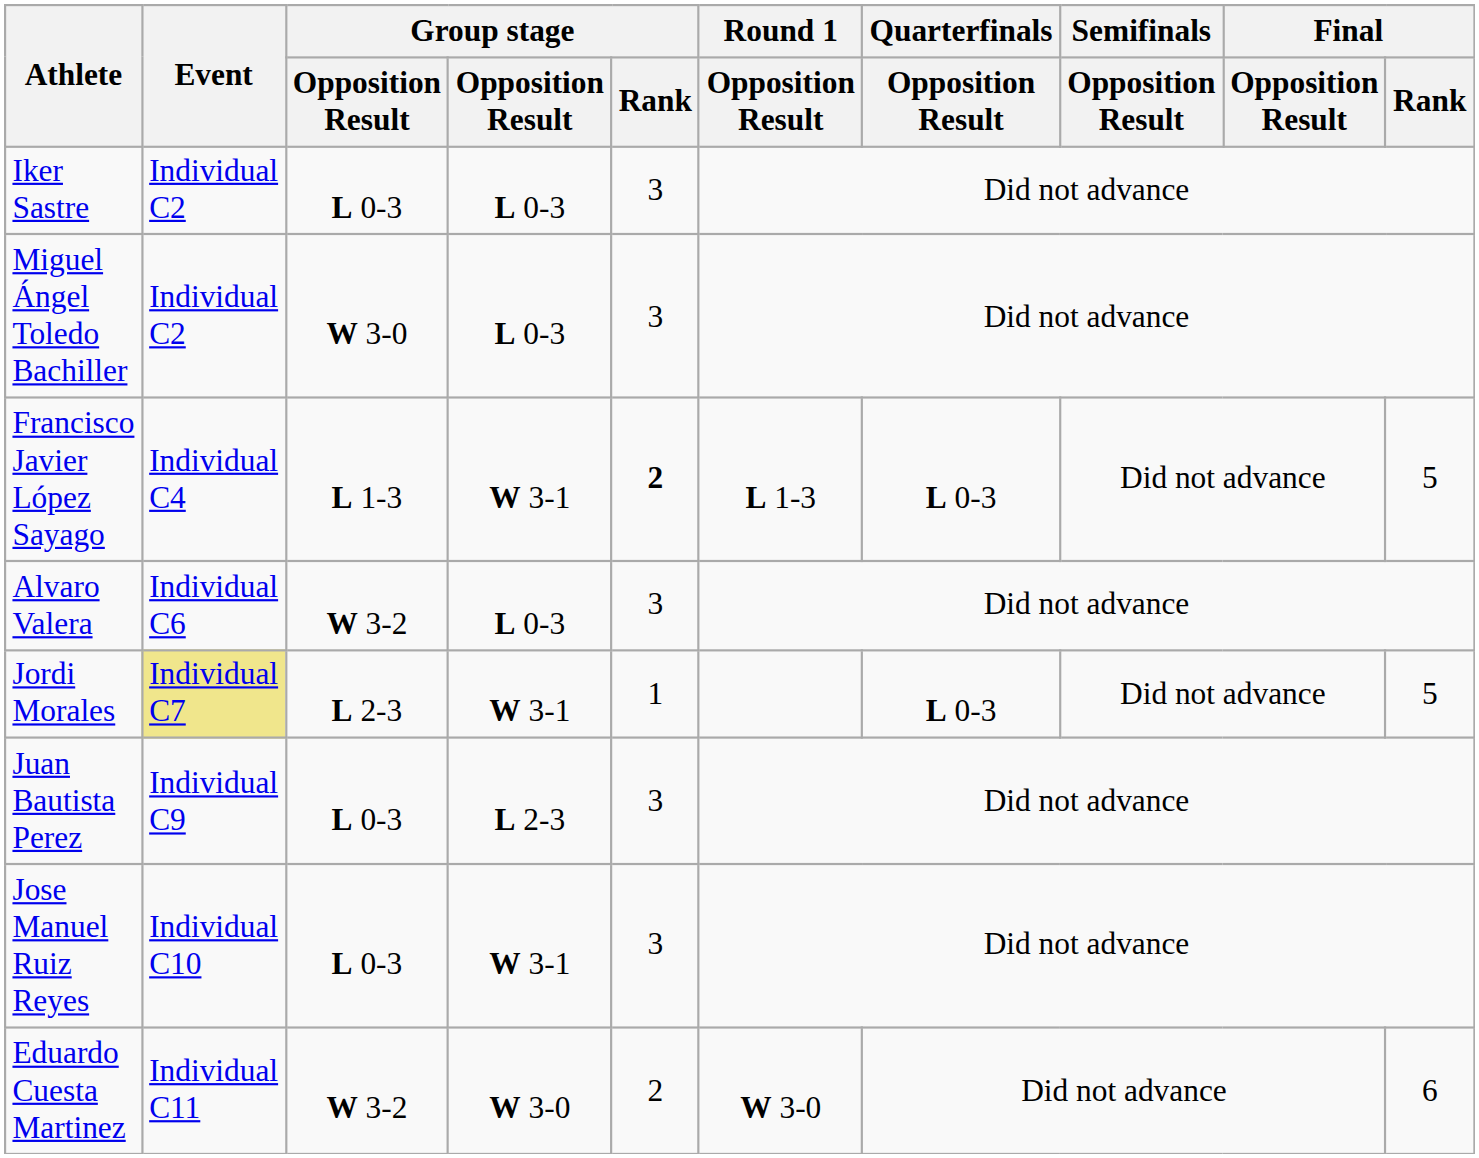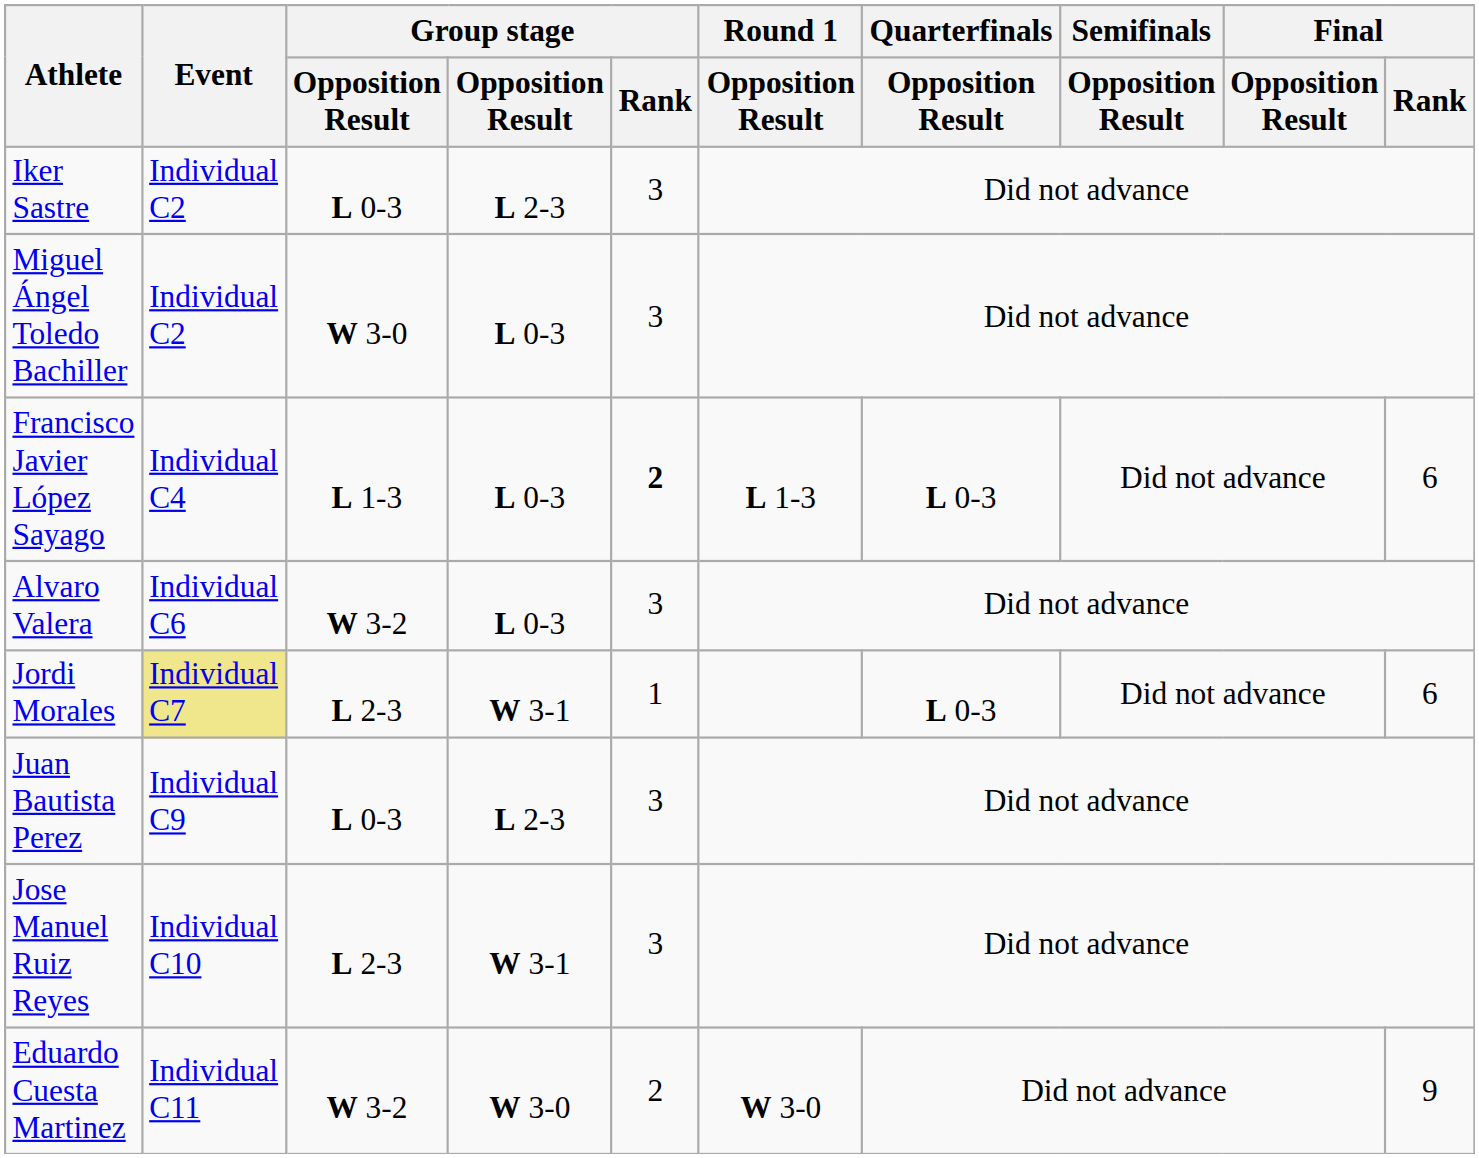(530, 208) L 0-3 -> (530, 208) L 2-3
(530, 497) W 3-1 -> (530, 497) L 0-3
(1430, 478) 5 -> (1430, 478) 6
(1430, 693) 5 -> (1430, 693) 6
(367, 963) L 0-3 -> (367, 963) L 2-3
(1430, 1089) 6 -> (1430, 1089) 9
